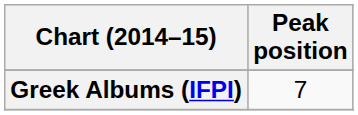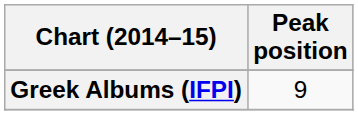(300, 89) 7 -> (300, 89) 9
